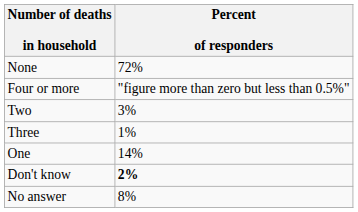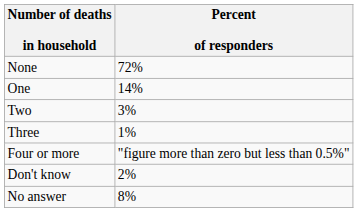rows swapped: (19, 153) <-> (43, 89)
(128, 175) bold -> (127, 175) normal
